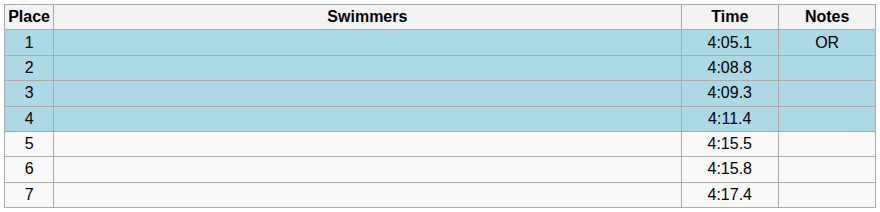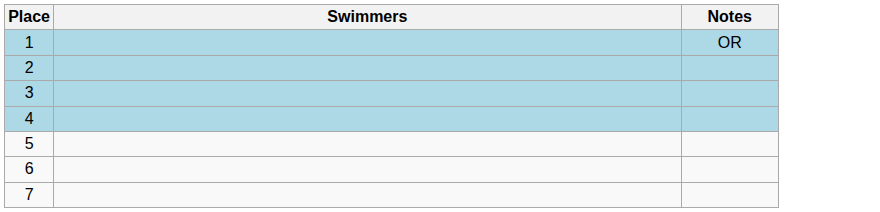- column: (730, 17)
